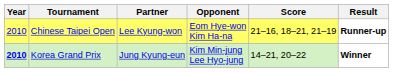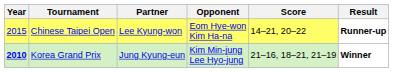(17, 31) 2010 -> (17, 31) 2015
(293, 31) 21–16, 18–21, 21–19 -> (278, 31) 14–21, 20–22
(278, 56) 14–21, 20–22 -> (293, 56) 21–16, 18–21, 21–19
